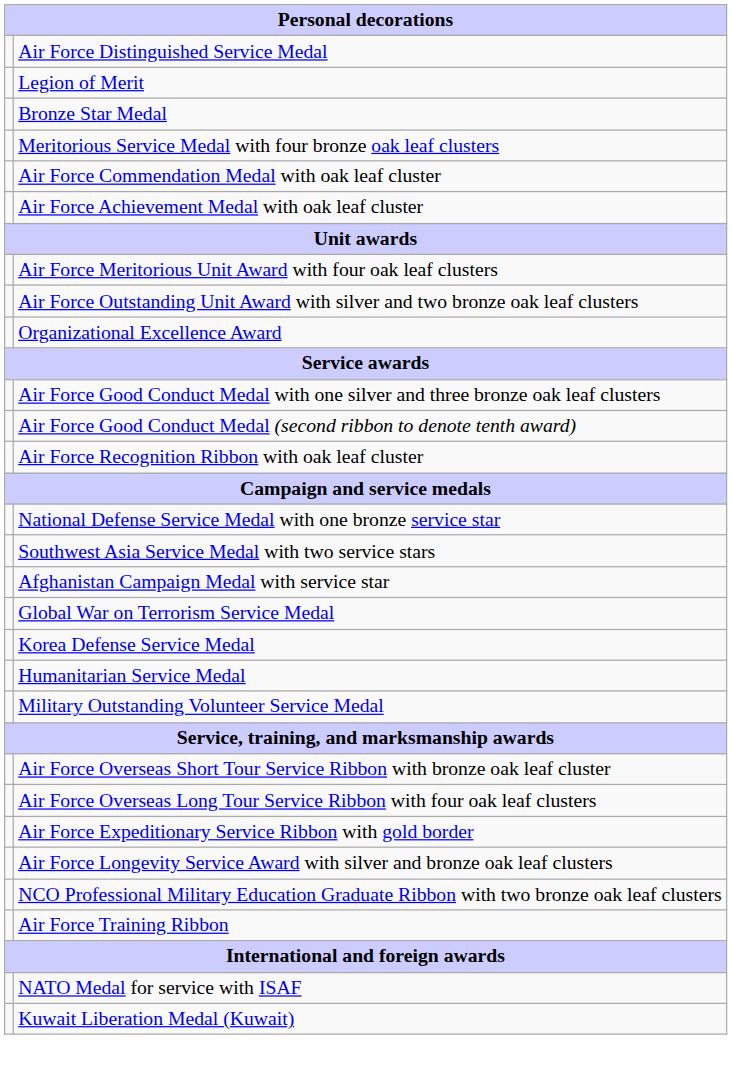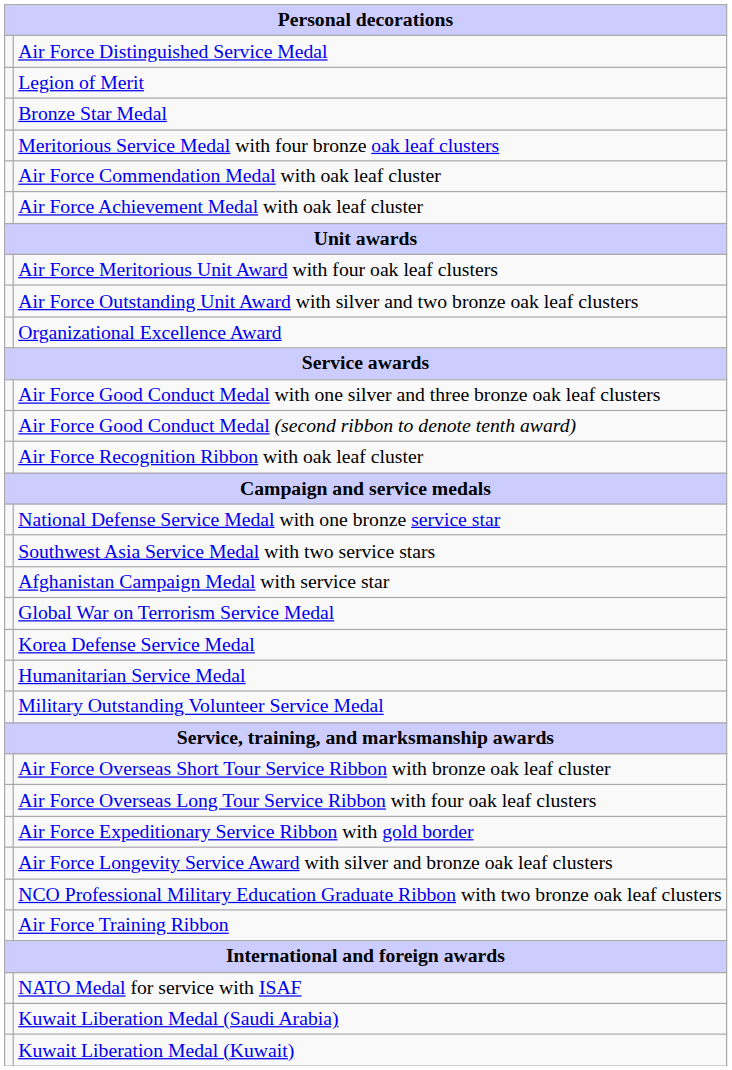+ row: (178, 1018)
